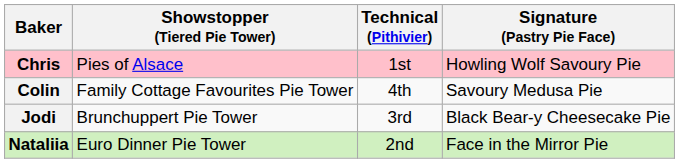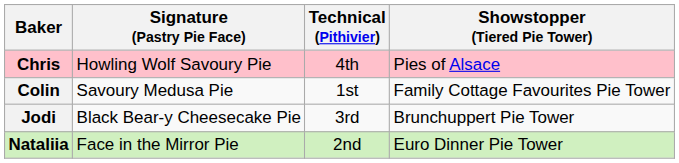columns swapped: (558, 27) <-> (215, 27)
(400, 63) 1st -> (347, 63) 4th
(400, 90) 4th -> (347, 90) 1st
